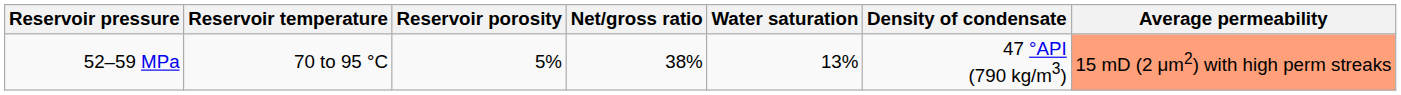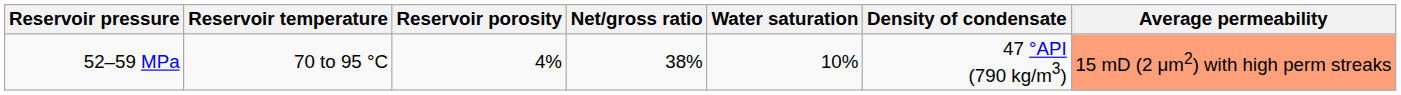(548, 62) 5% -> (548, 62) 4%
(840, 62) 13% -> (840, 62) 10%
